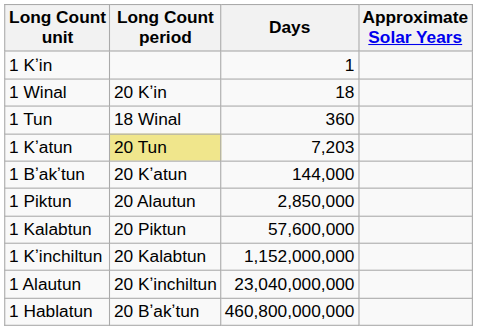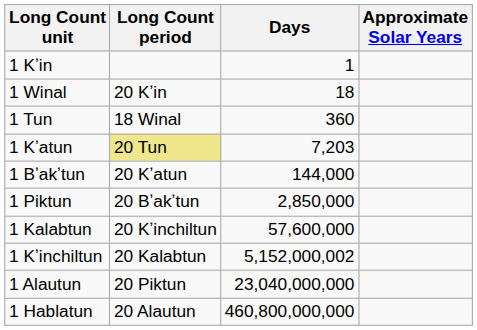(155, 202) 20 Alautun -> (157, 202) 20 Bʼakʼtun
(150, 229) 20 Piktun -> (165, 229) 20 Kʼinchiltun
(299, 256) 1,152,000,000 -> (299, 256) 5,152,000,002
(165, 284) 20 Kʼinchiltun -> (150, 284) 20 Piktun
(157, 311) 20 Bʼakʼtun -> (155, 311) 20 Alautun
